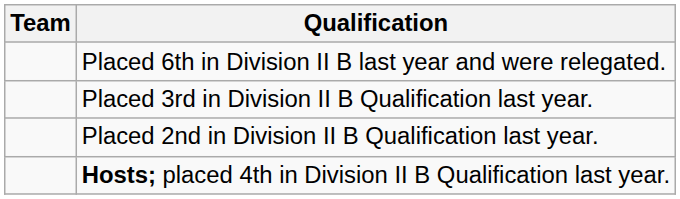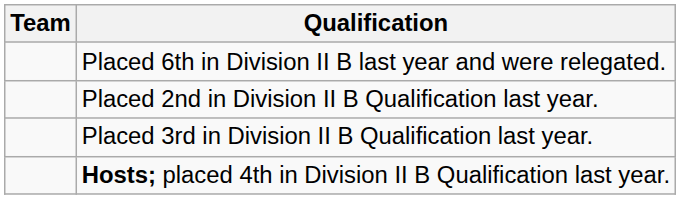rows swapped: (340, 136) <-> (337, 99)
